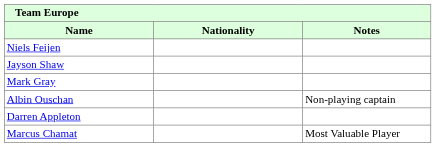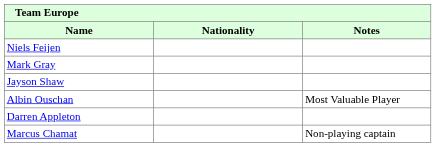rows swapped: (35, 64) <-> (31, 82)
(350, 99) Non-playing captain -> (353, 99) Most Valuable Player
(353, 133) Most Valuable Player -> (350, 133) Non-playing captain
